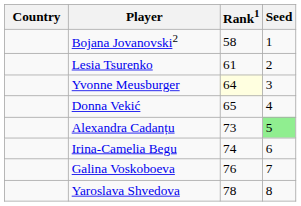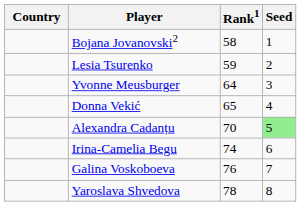(230, 64) 61 -> (230, 64) 59
(230, 85) lightyellow background -> (230, 85) no background
(230, 127) 73 -> (230, 127) 70
